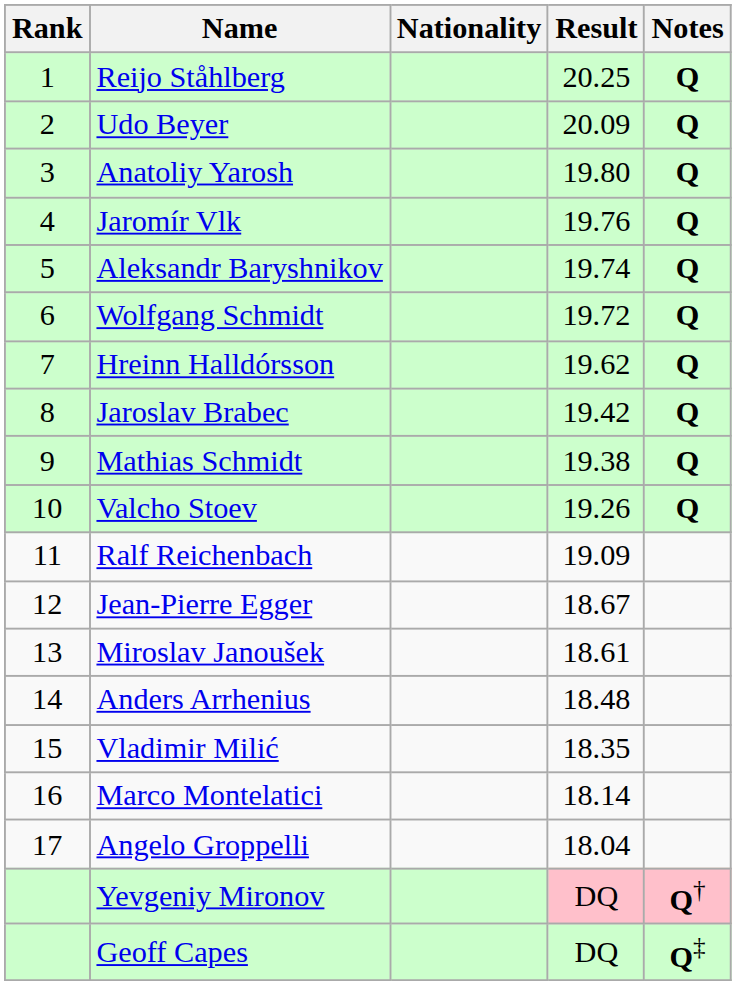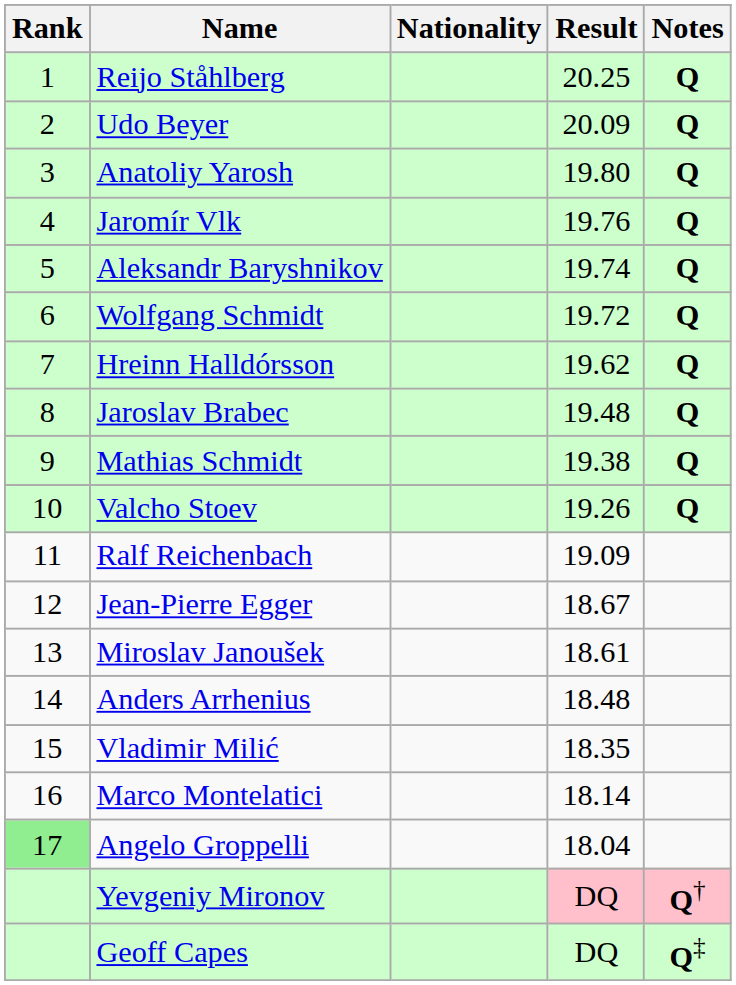(596, 412) 19.42 -> (596, 412) 19.48
(47, 843) no background -> (47, 843) lightgreen background
